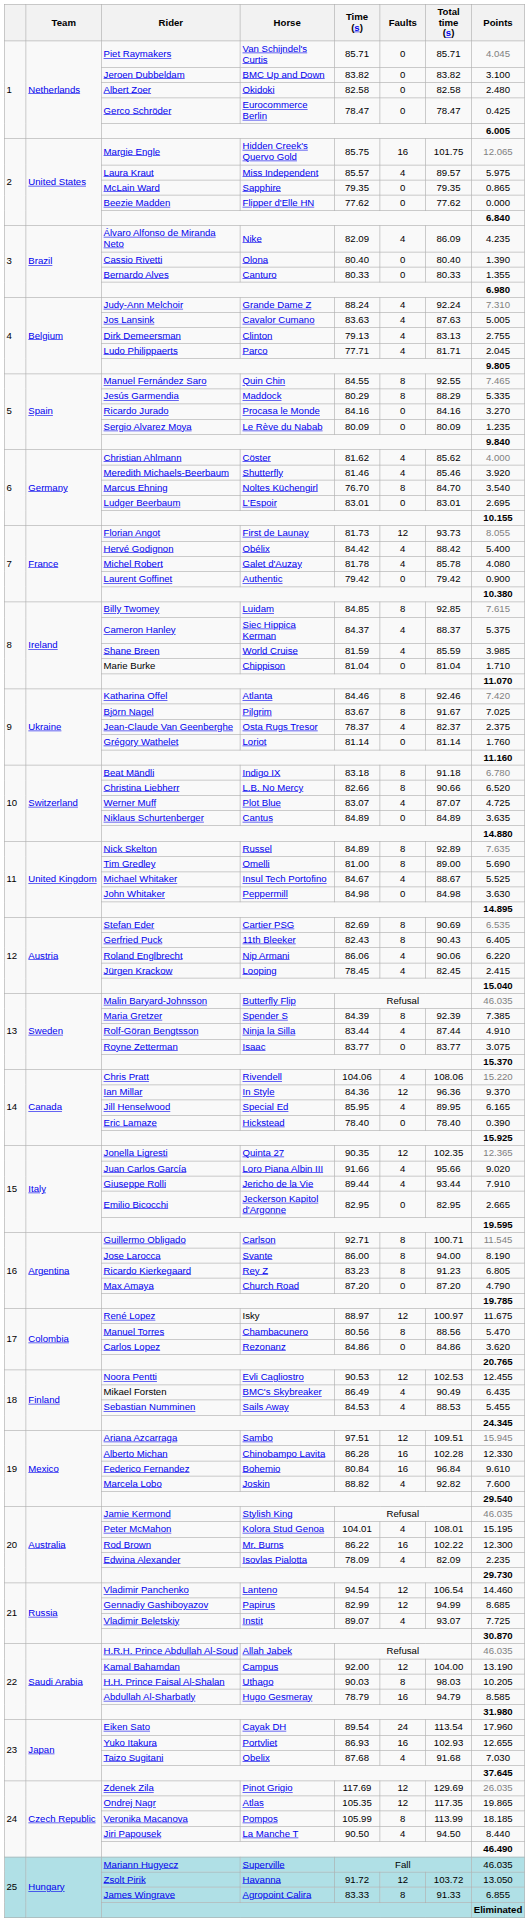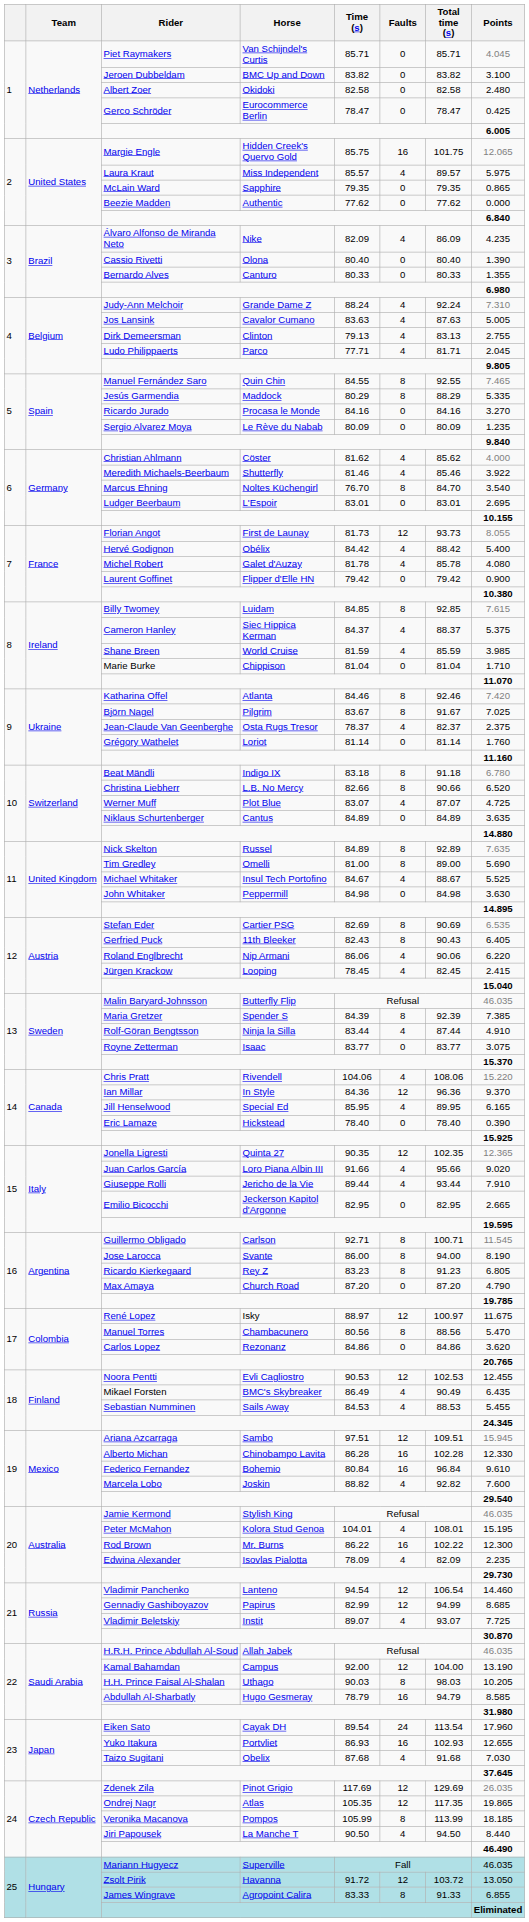(278, 203) Flipper d'Elle HN -> (263, 203) Authentic
(498, 472) 3.920 -> (498, 472) 3.922
(263, 579) Authentic -> (278, 579) Flipper d'Elle HN
